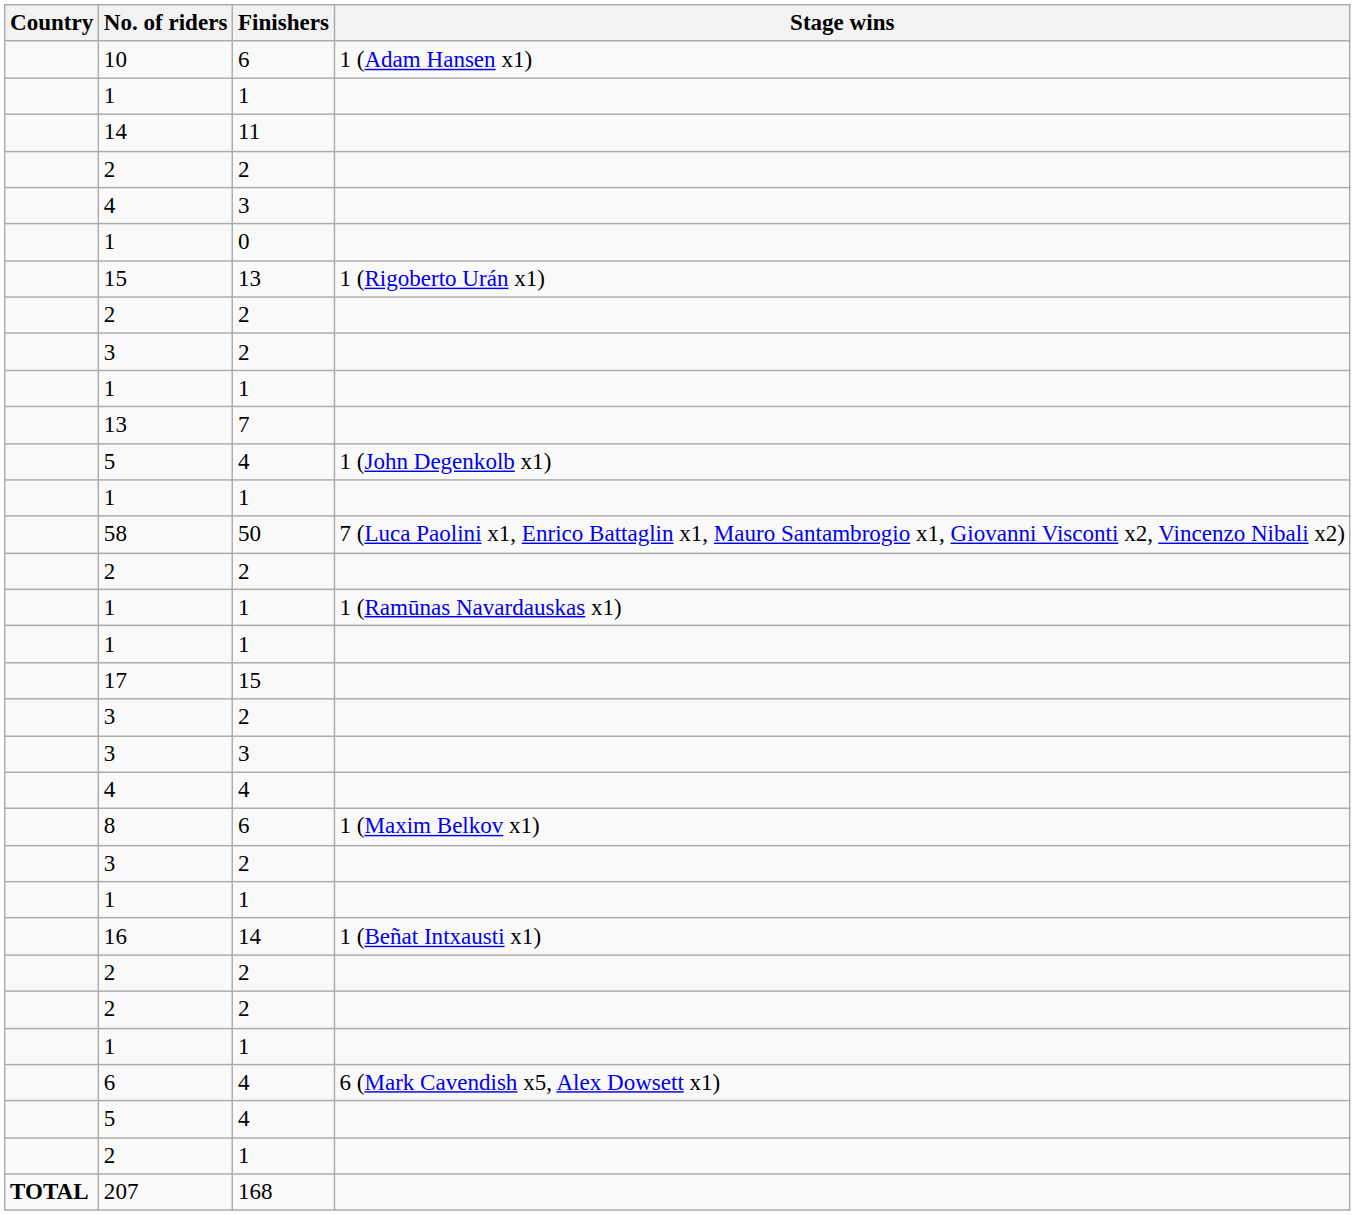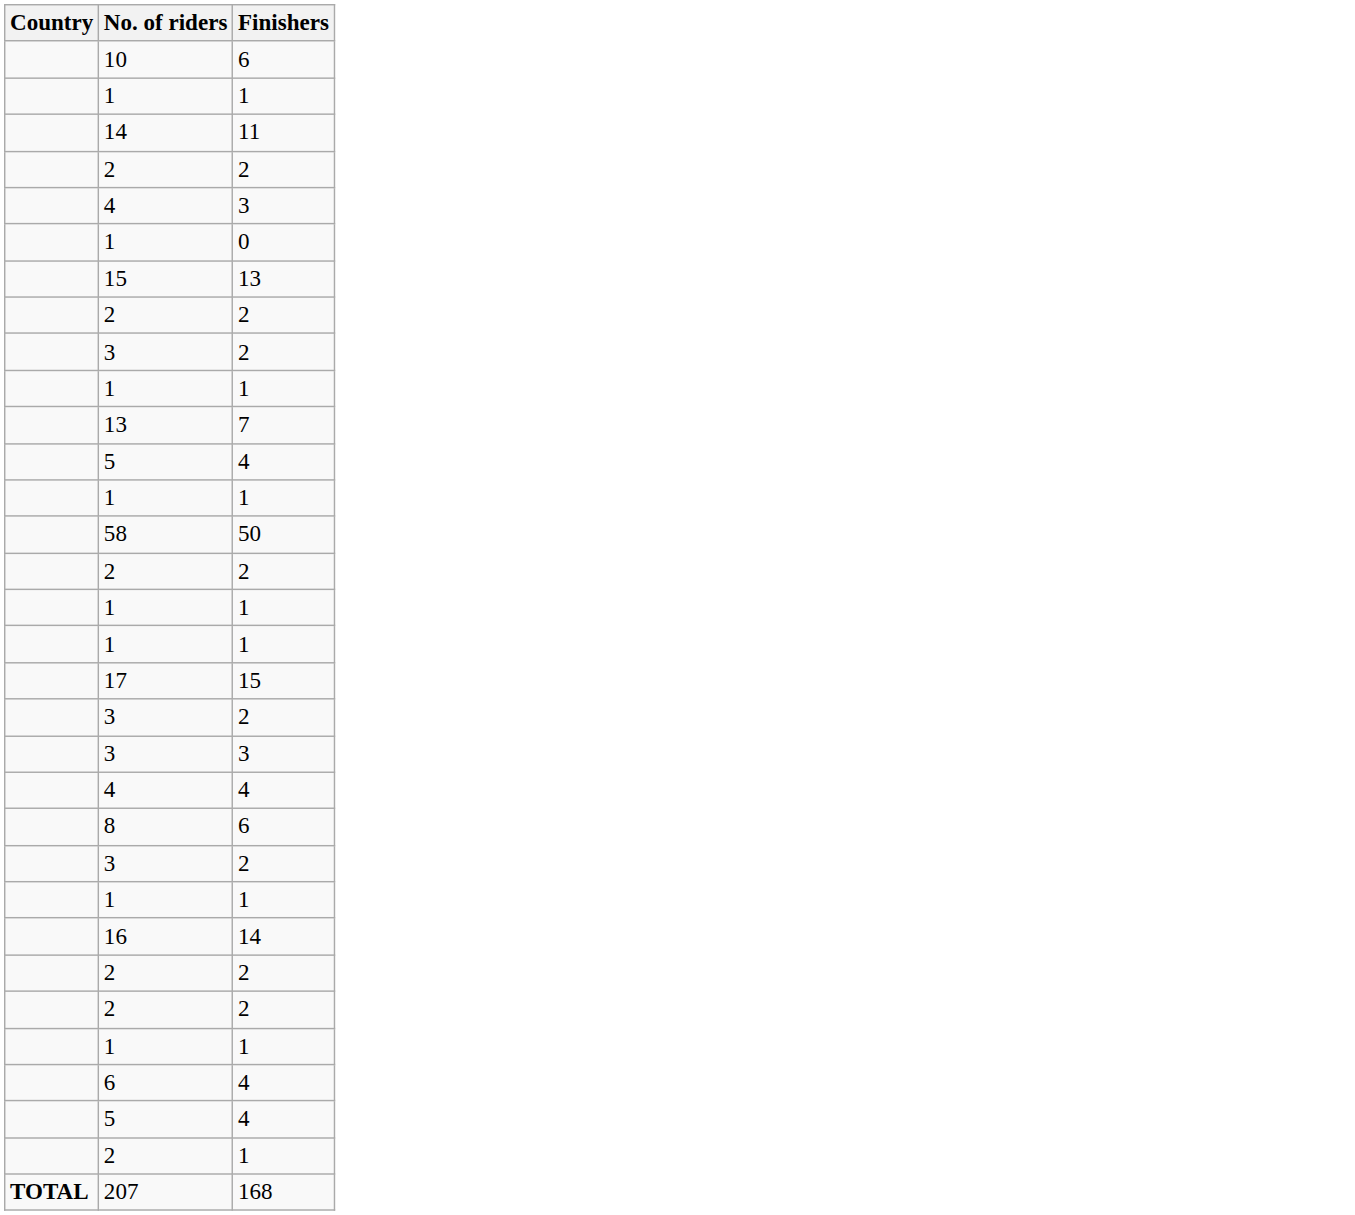- column: (842, 22)
